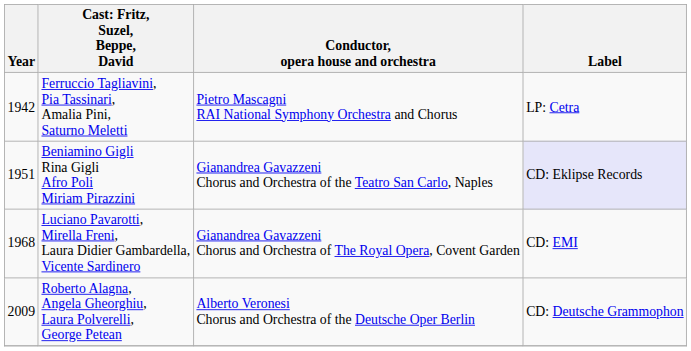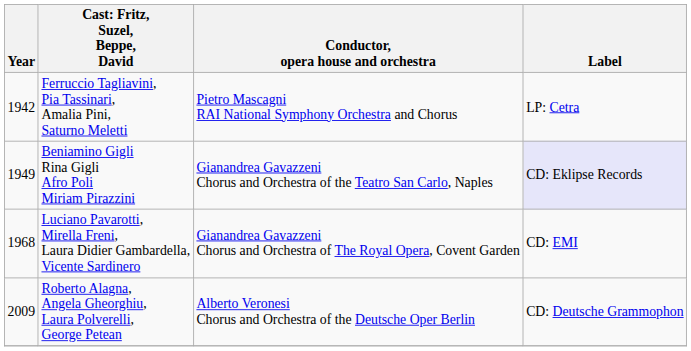(21, 175) 1951 -> (21, 175) 1949
